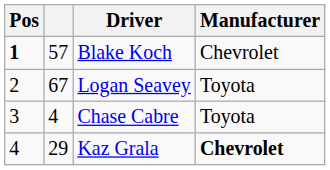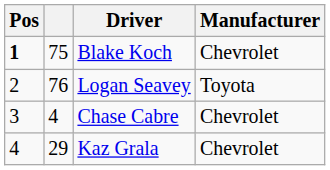(58, 52) 57 -> (58, 52) 75
(58, 84) 67 -> (58, 84) 76
(227, 116) Toyota -> (239, 116) Chevrolet
(242, 148) bold -> (239, 148) normal
